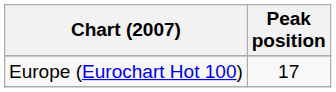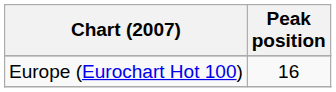(289, 71) 17 -> (289, 71) 16
